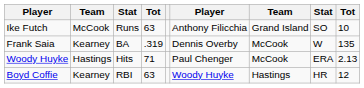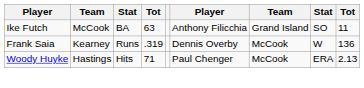(127, 28) Runs -> (123, 28) BA
(344, 28) 10 -> (343, 28) 11
(123, 43) BA -> (127, 43) Runs
(346, 43) 135 -> (346, 43) 136
- row: (32, 75)
